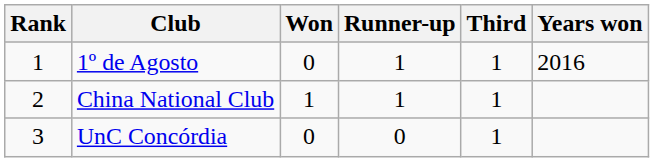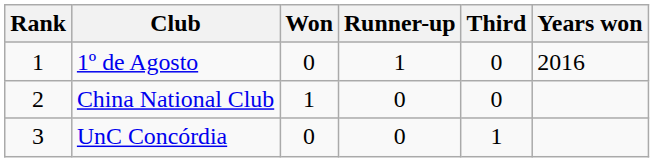(496, 61) 1 -> (496, 61) 0
(400, 99) 1 -> (400, 99) 0
(496, 99) 1 -> (496, 99) 0
